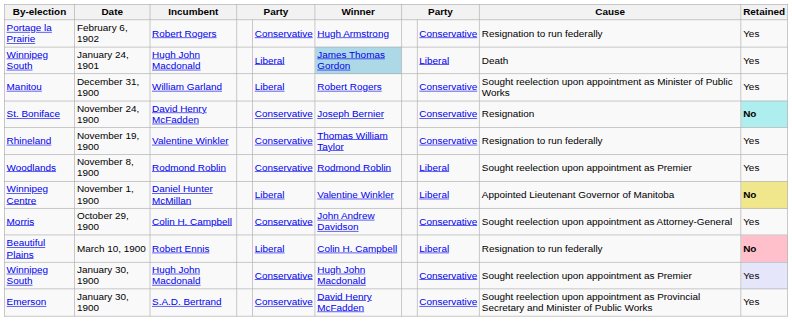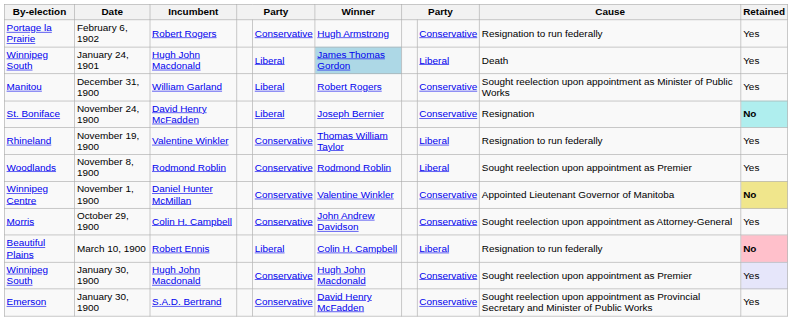(284, 114) Conservative -> (270, 114) Liberal
(448, 141) Conservative -> (434, 141) Liberal
(270, 195) Liberal -> (284, 195) Conservative
(434, 195) Liberal -> (448, 195) Conservative
